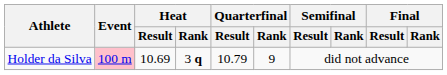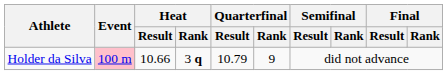(155, 58) 10.69 -> (155, 58) 10.66
